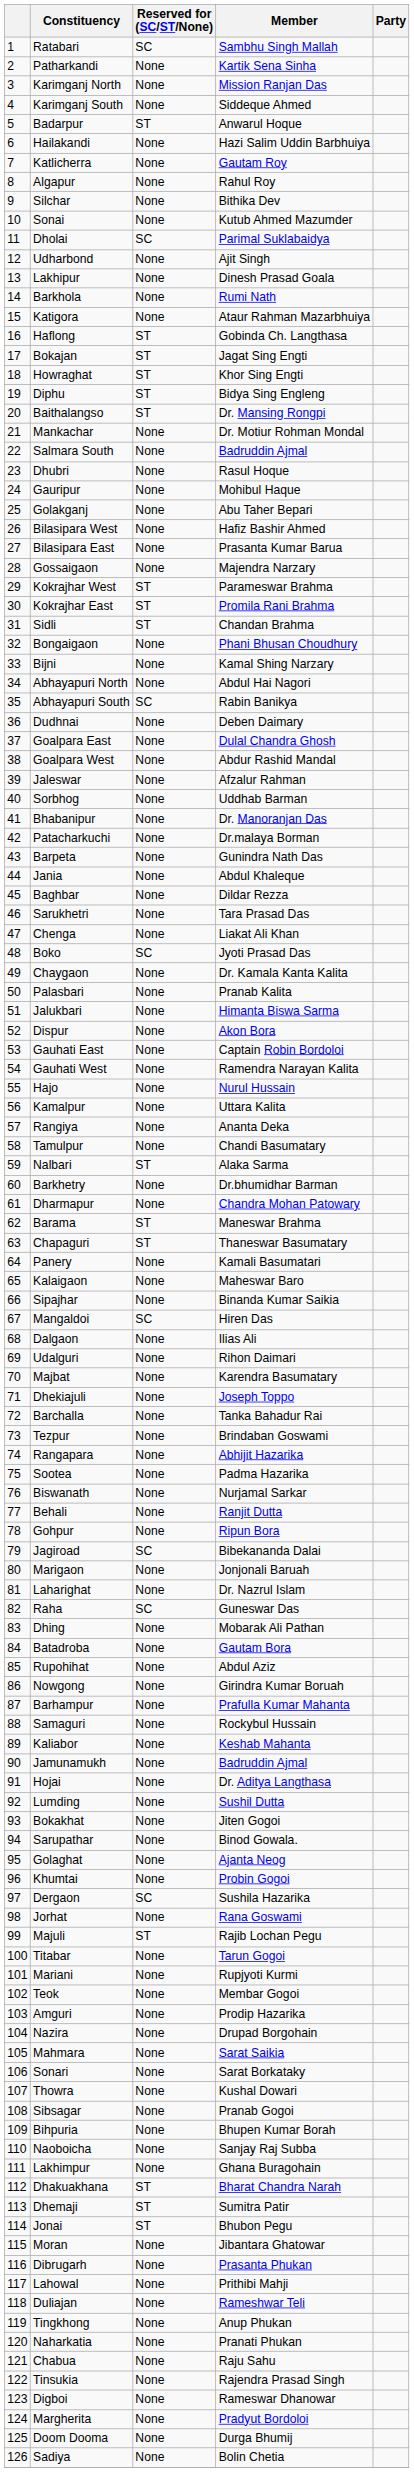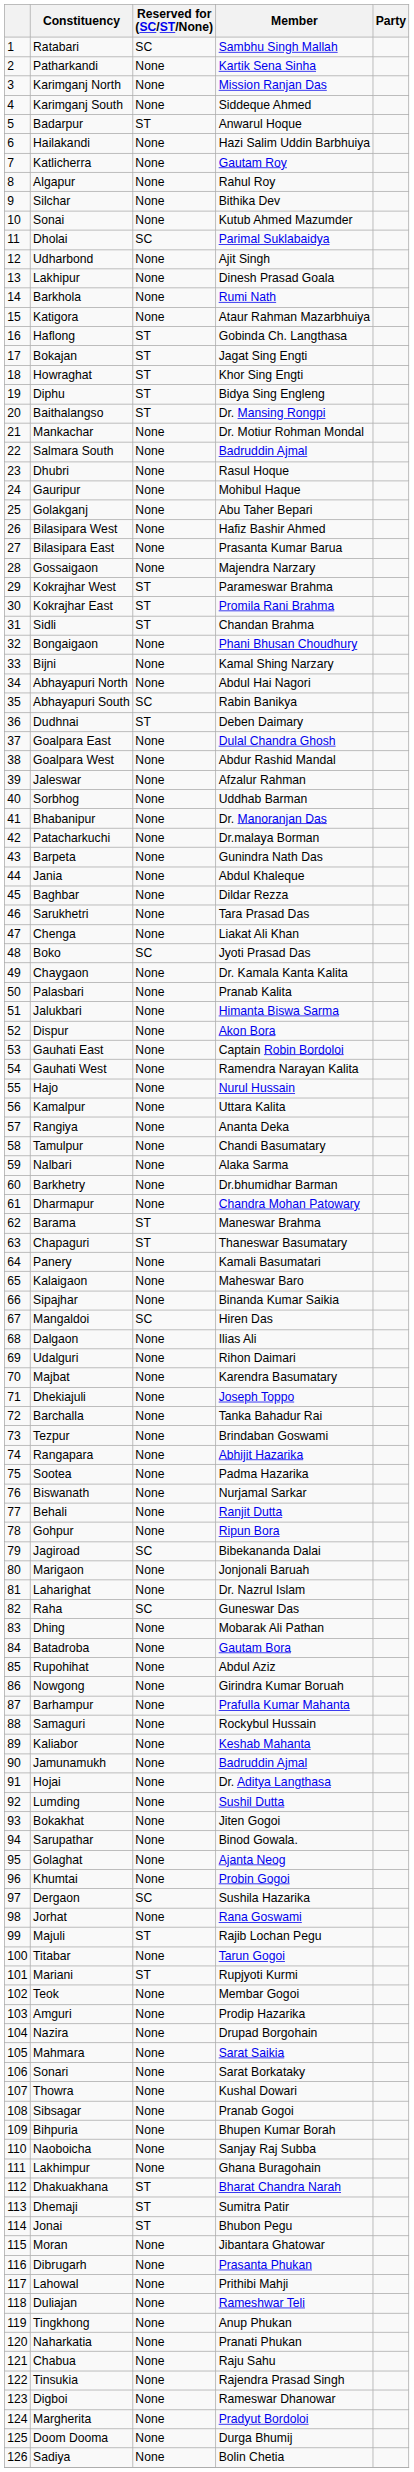(150, 722) None -> (143, 722) ST
(143, 1165) ST -> (150, 1165) None
(150, 1975) None -> (143, 1975) ST
